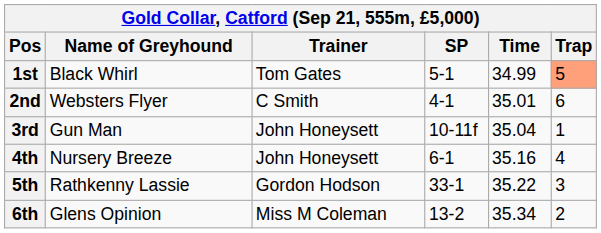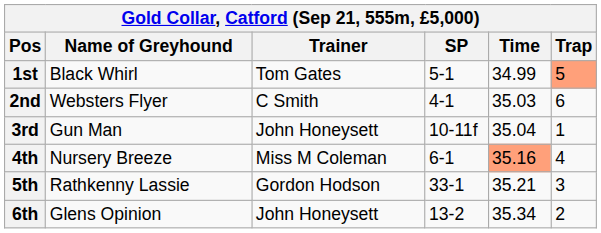(514, 102) 35.01 -> (514, 102) 35.03
(317, 158) John Honeysett -> (321, 158) Miss M Coleman
(514, 158) no background -> (514, 158) lightsalmon background
(514, 185) 35.22 -> (514, 185) 35.21
(321, 213) Miss M Coleman -> (317, 213) John Honeysett
